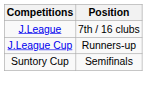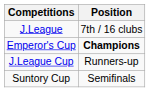+ row: (41, 45)
